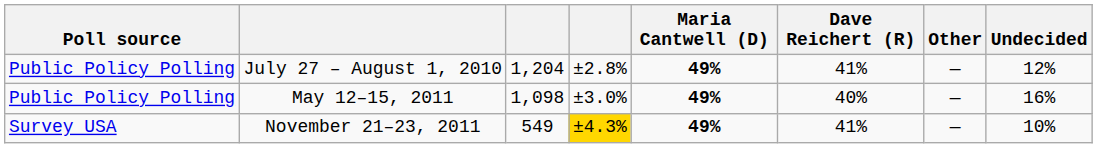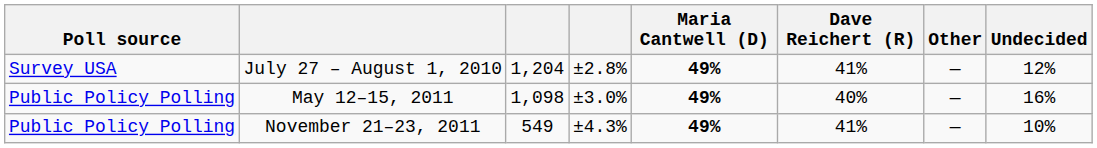(122, 69) Public Policy Polling -> (63, 69) Survey USA
(63, 128) Survey USA -> (122, 128) Public Policy Polling
(600, 128) gold background -> (600, 128) no background
